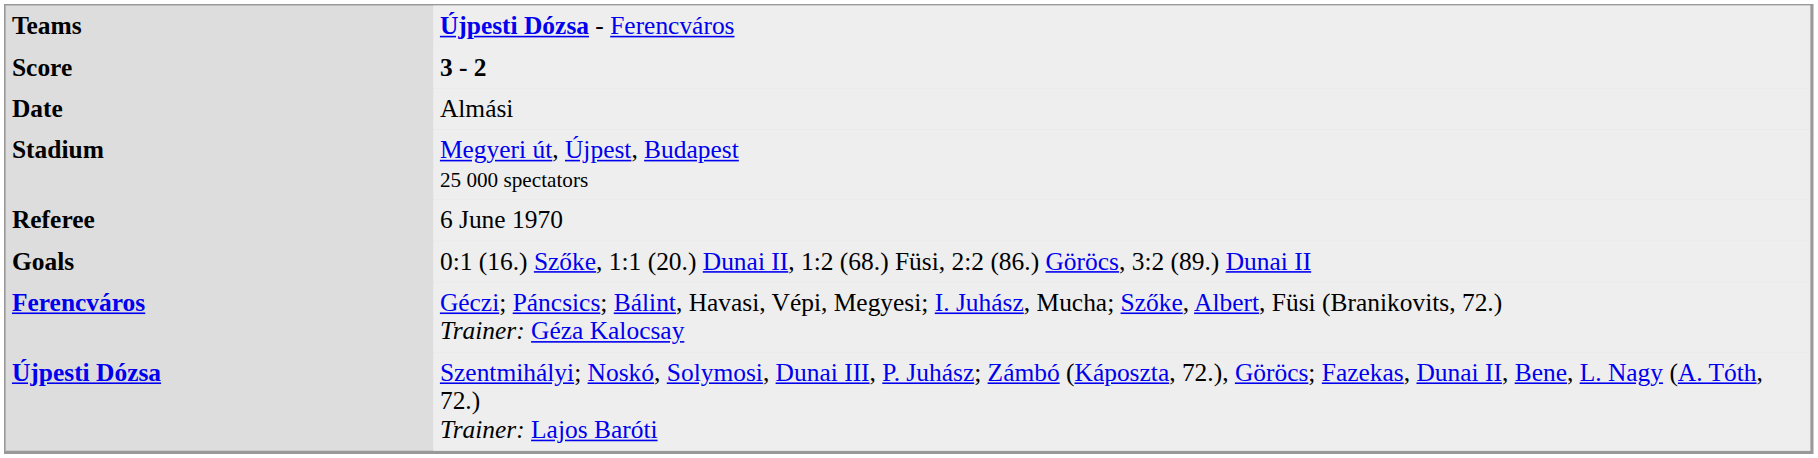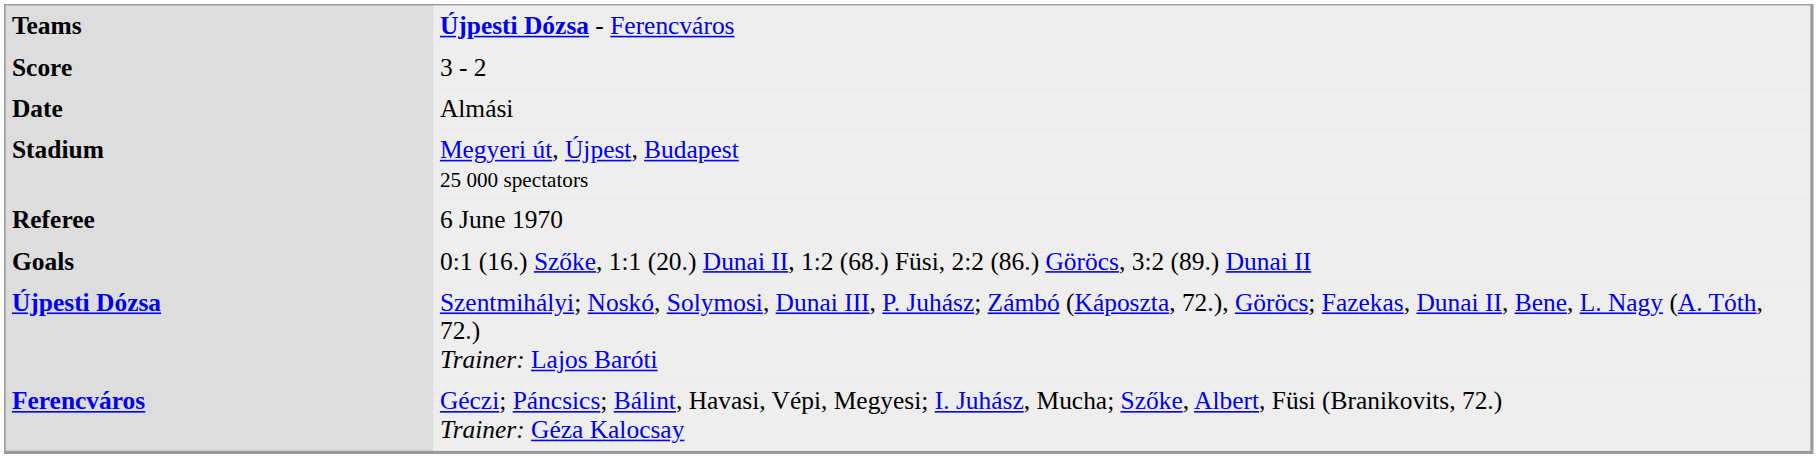(463, 67) bold -> (463, 67) normal
rows swapped: (86, 372) <-> (79, 302)
